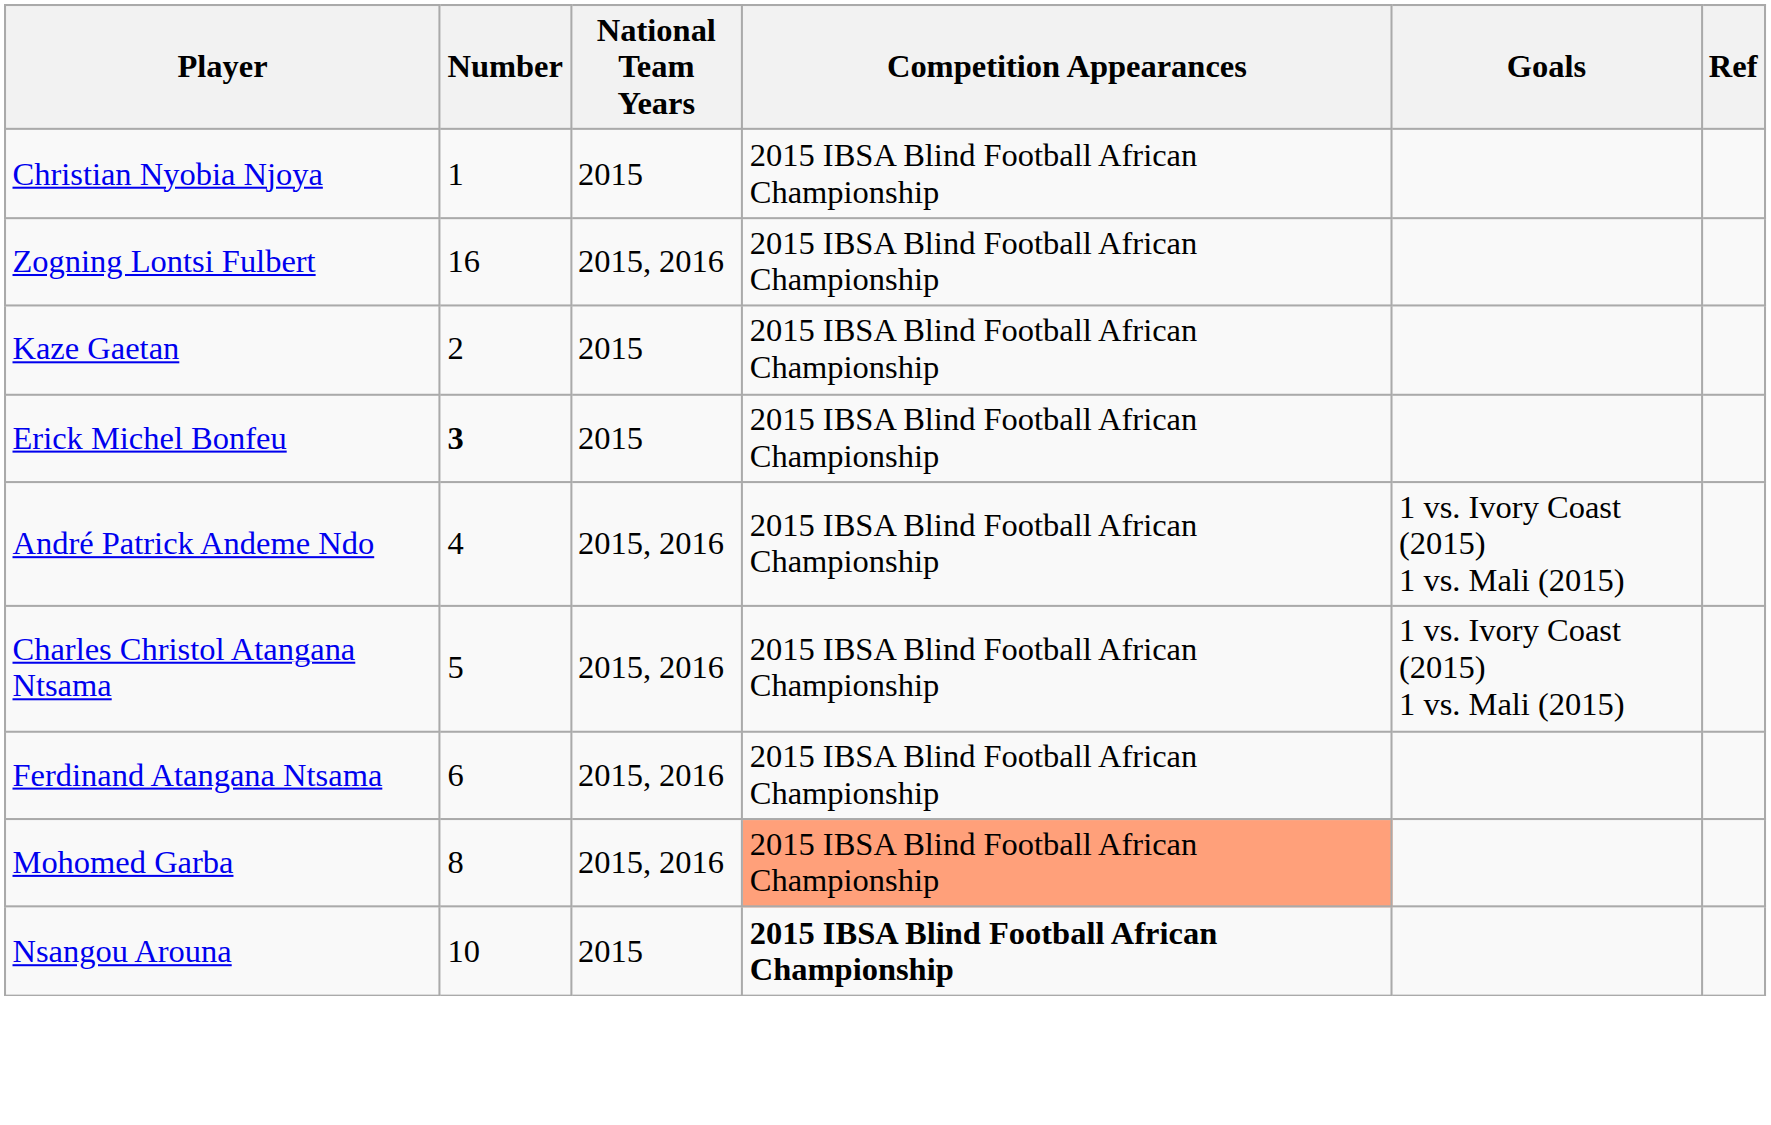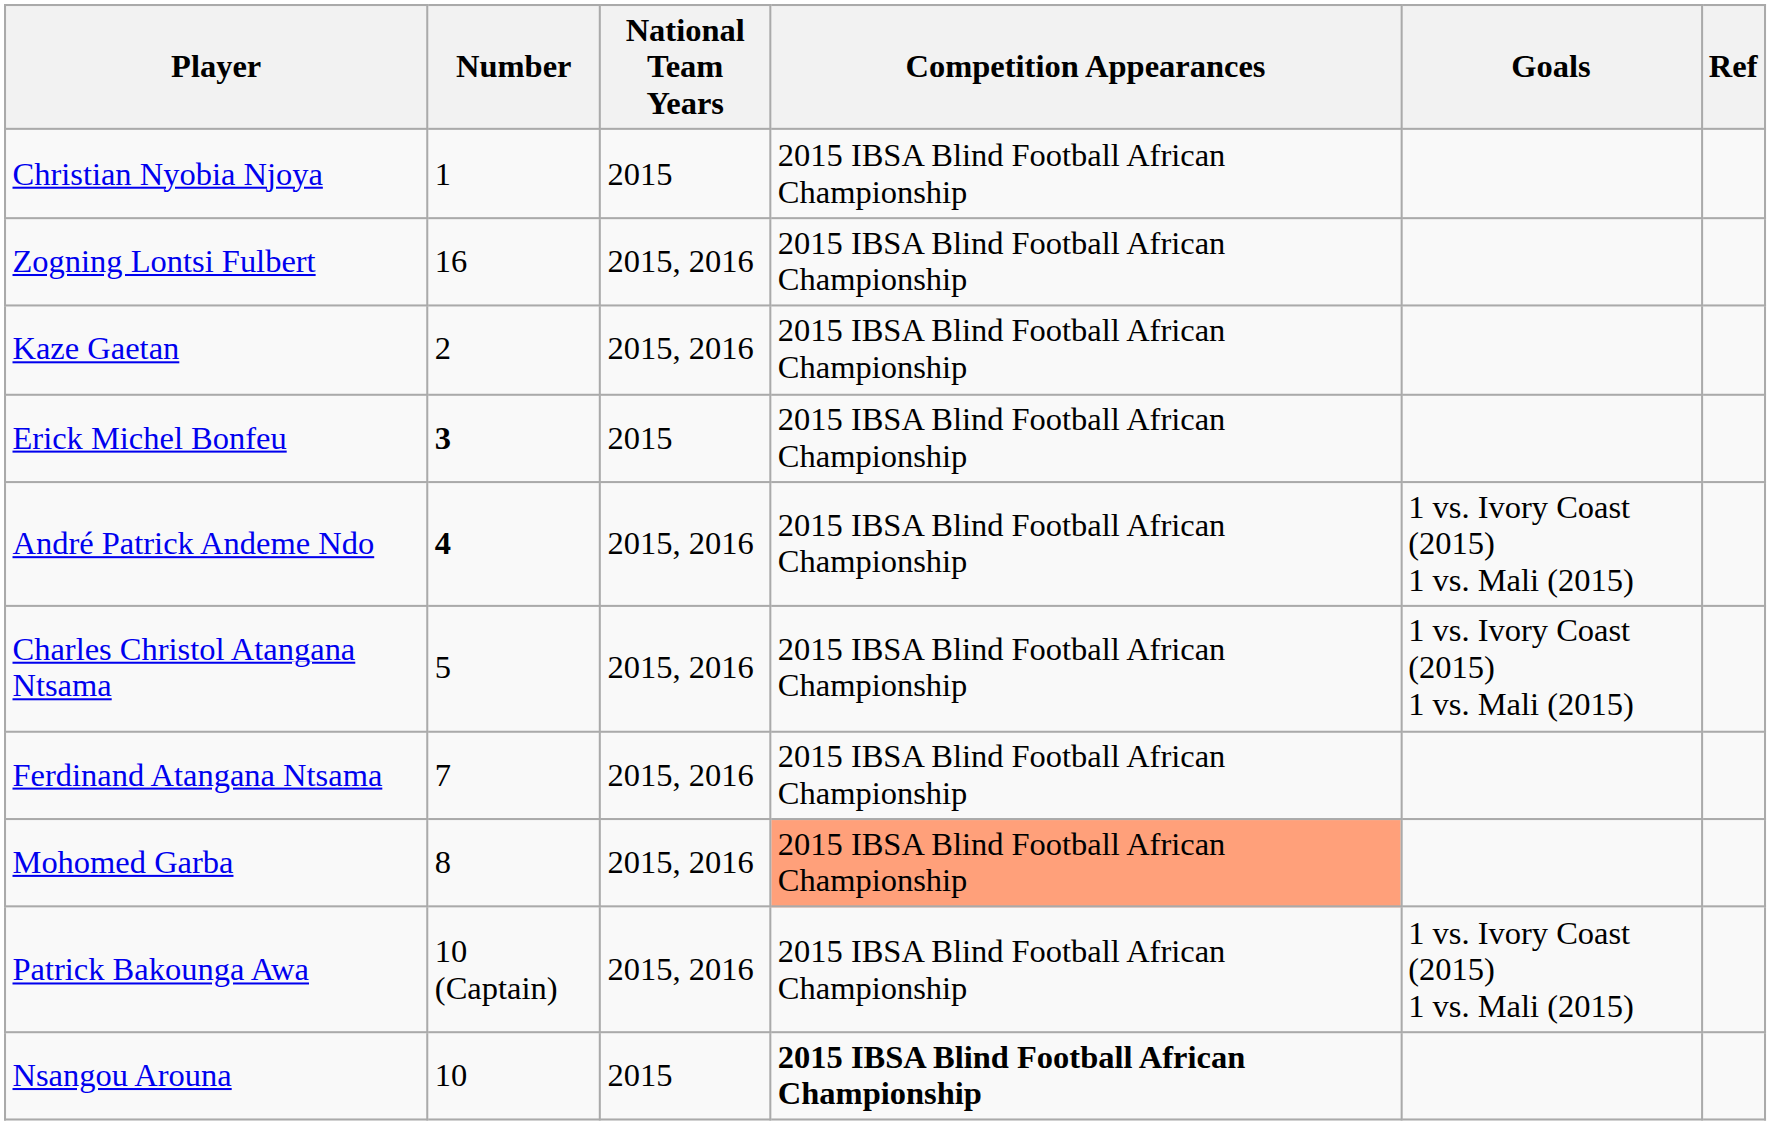(610, 349) 2015 -> (681, 349) 2015, 2016
(456, 543) normal -> (443, 543) bold
(456, 774) 6 -> (443, 774) 7
+ row: (161, 968)
